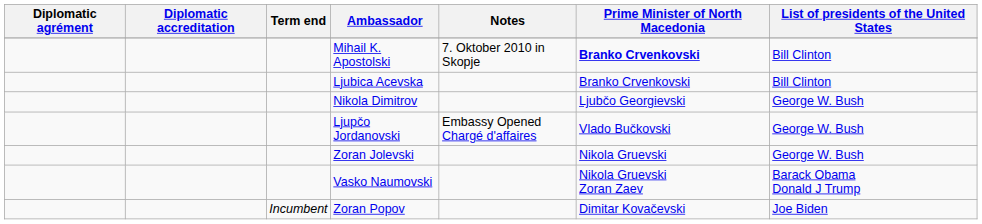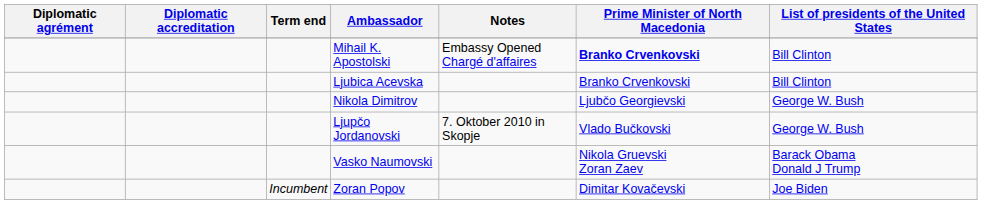(493, 55) 7. Oktober 2010 in Skopje -> (492, 55) Embassy Opened Chargé d'affaires
(492, 128) Embassy Opened Chargé d'affaires -> (493, 128) 7. Oktober 2010 in Skopje
- row: (374, 155)
